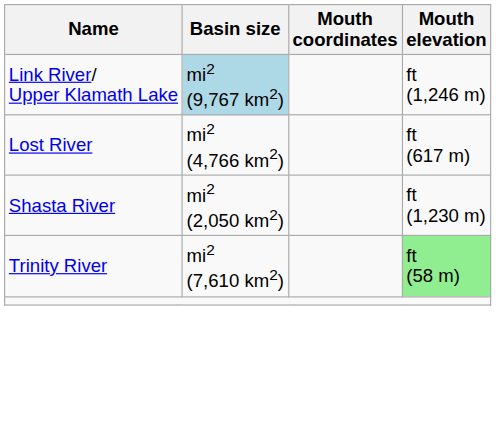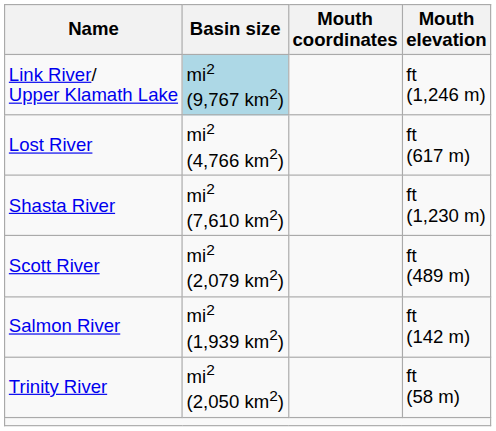(235, 205) mi2 (2,050 km2) -> (235, 205) mi2 (7,610 km2)
+ row: (54, 266)
+ row: (65, 326)
(235, 266) mi2 (7,610 km2) -> (235, 386) mi2 (2,050 km2)
(433, 266) lightgreen background -> (433, 386) no background
